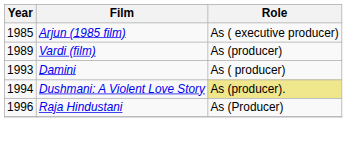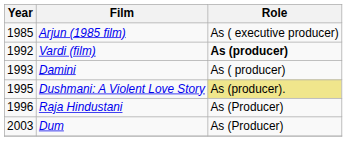(20, 51) 1989 -> (20, 51) 1992
(246, 51) normal -> (249, 51) bold
(20, 88) 1994 -> (20, 88) 1995
+ row: (51, 126)
